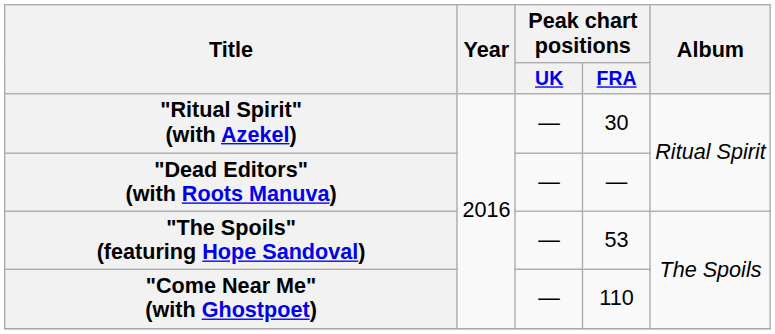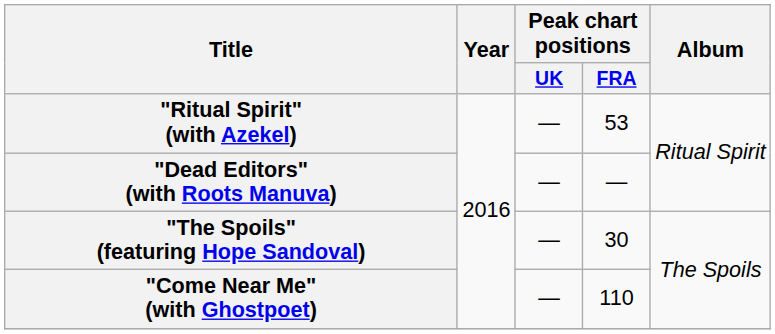(617, 123) 30 -> (617, 123) 53
(617, 240) 53 -> (617, 240) 30
